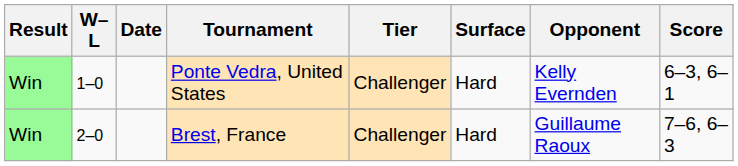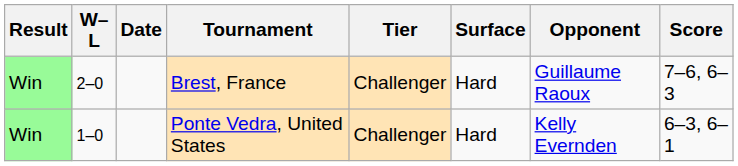rows swapped: (257, 82) <-> (228, 134)
